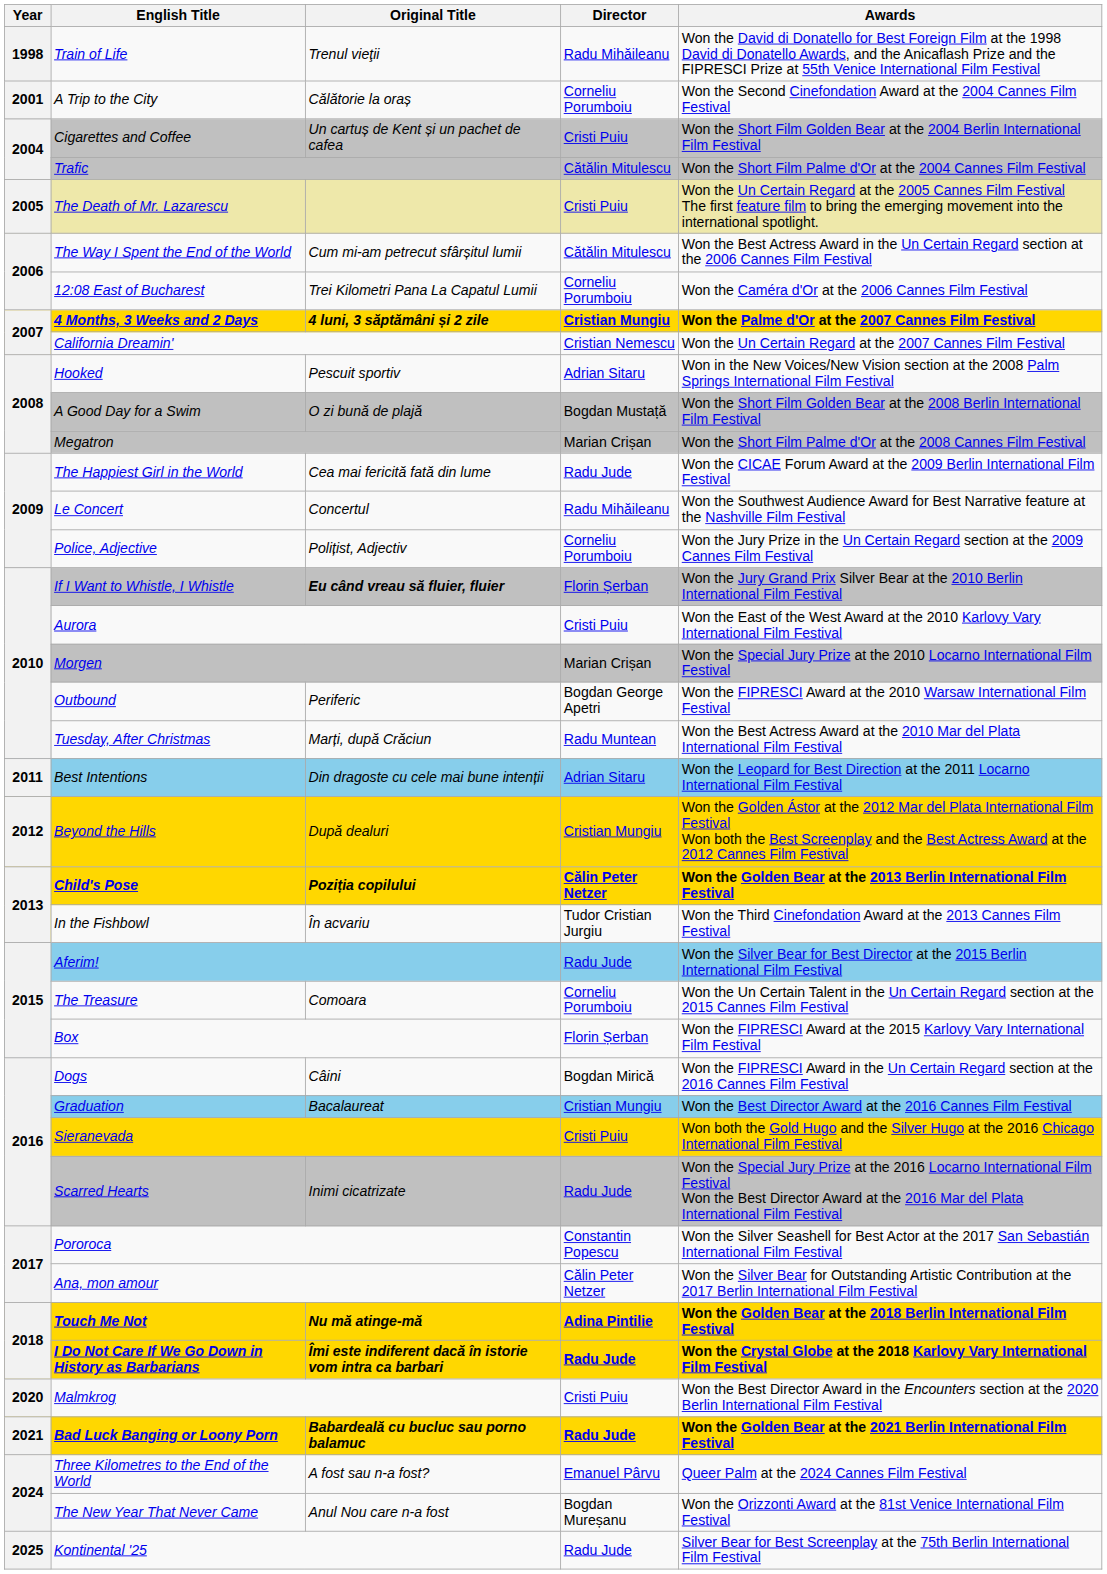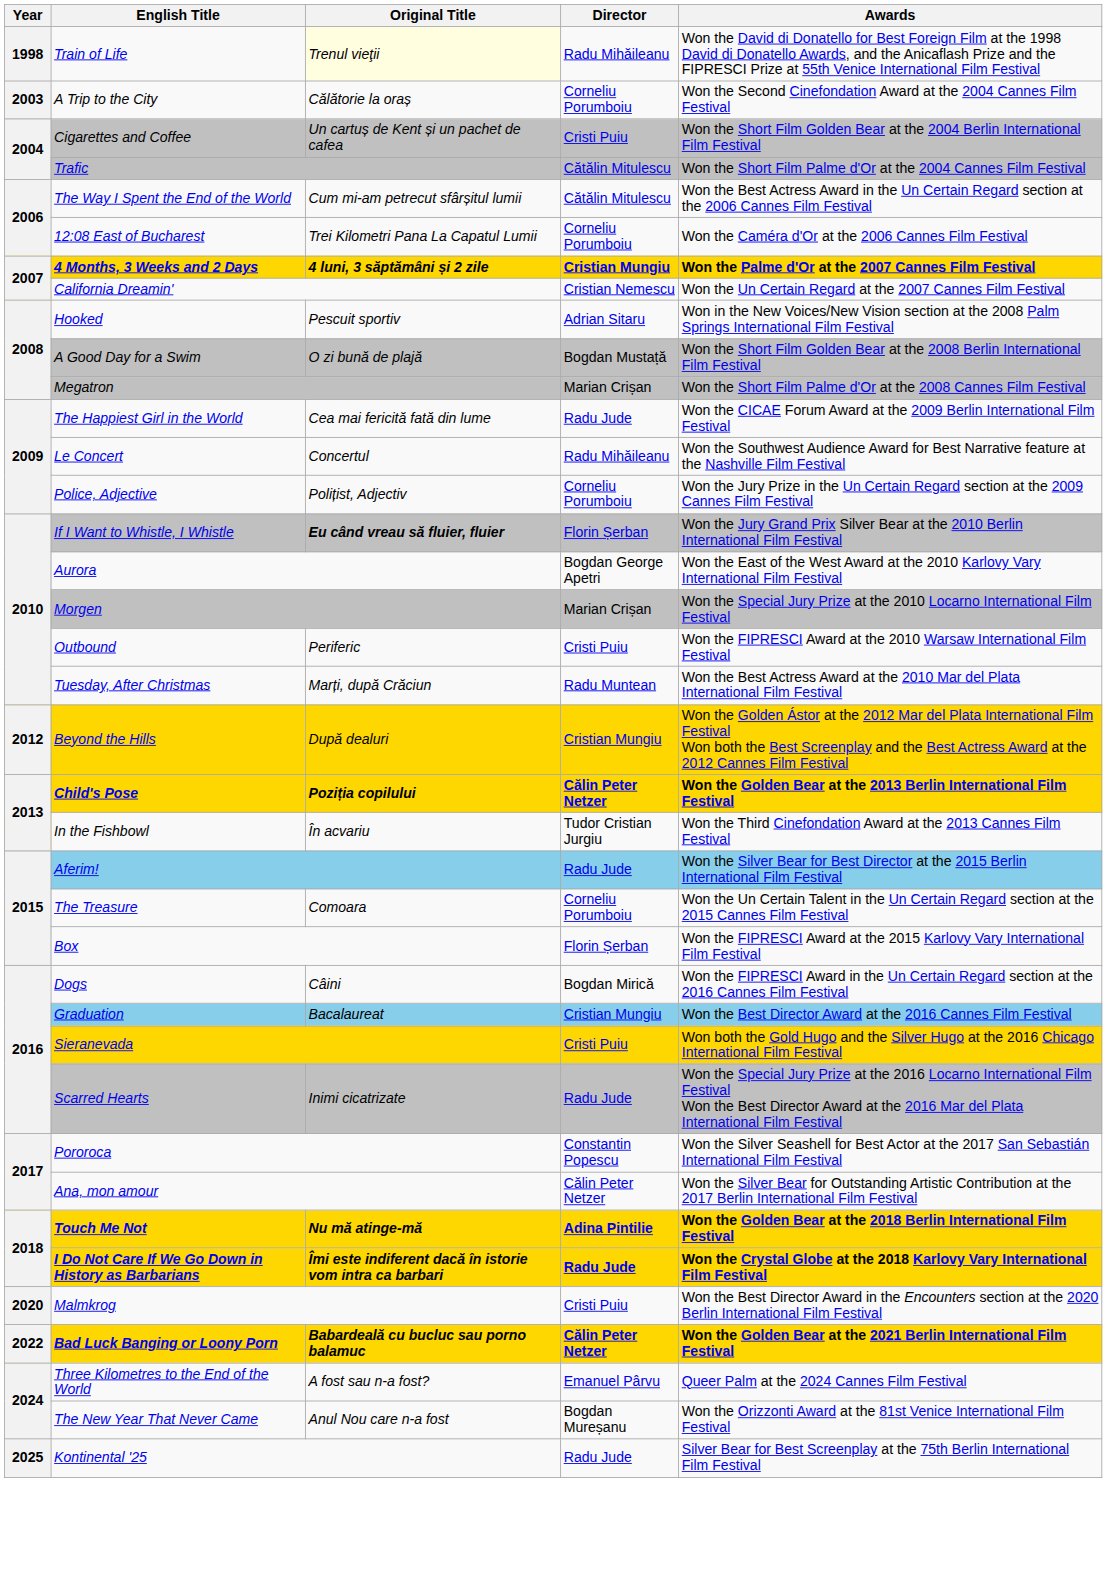(344, 53) no background -> (344, 53) lightyellow background
(28, 99) 2001 -> (28, 99) 2003
- row: (141, 206)
(596, 624) Cristi Puiu -> (613, 570) Bogdan George Apetri
(613, 701) Bogdan George Apetri -> (596, 647) Cristi Puiu
- row: (101, 777)
(28, 1435) 2021 -> (28, 1343) 2022
(600, 1435) Radu Jude -> (601, 1343) Călin Peter Netzer
